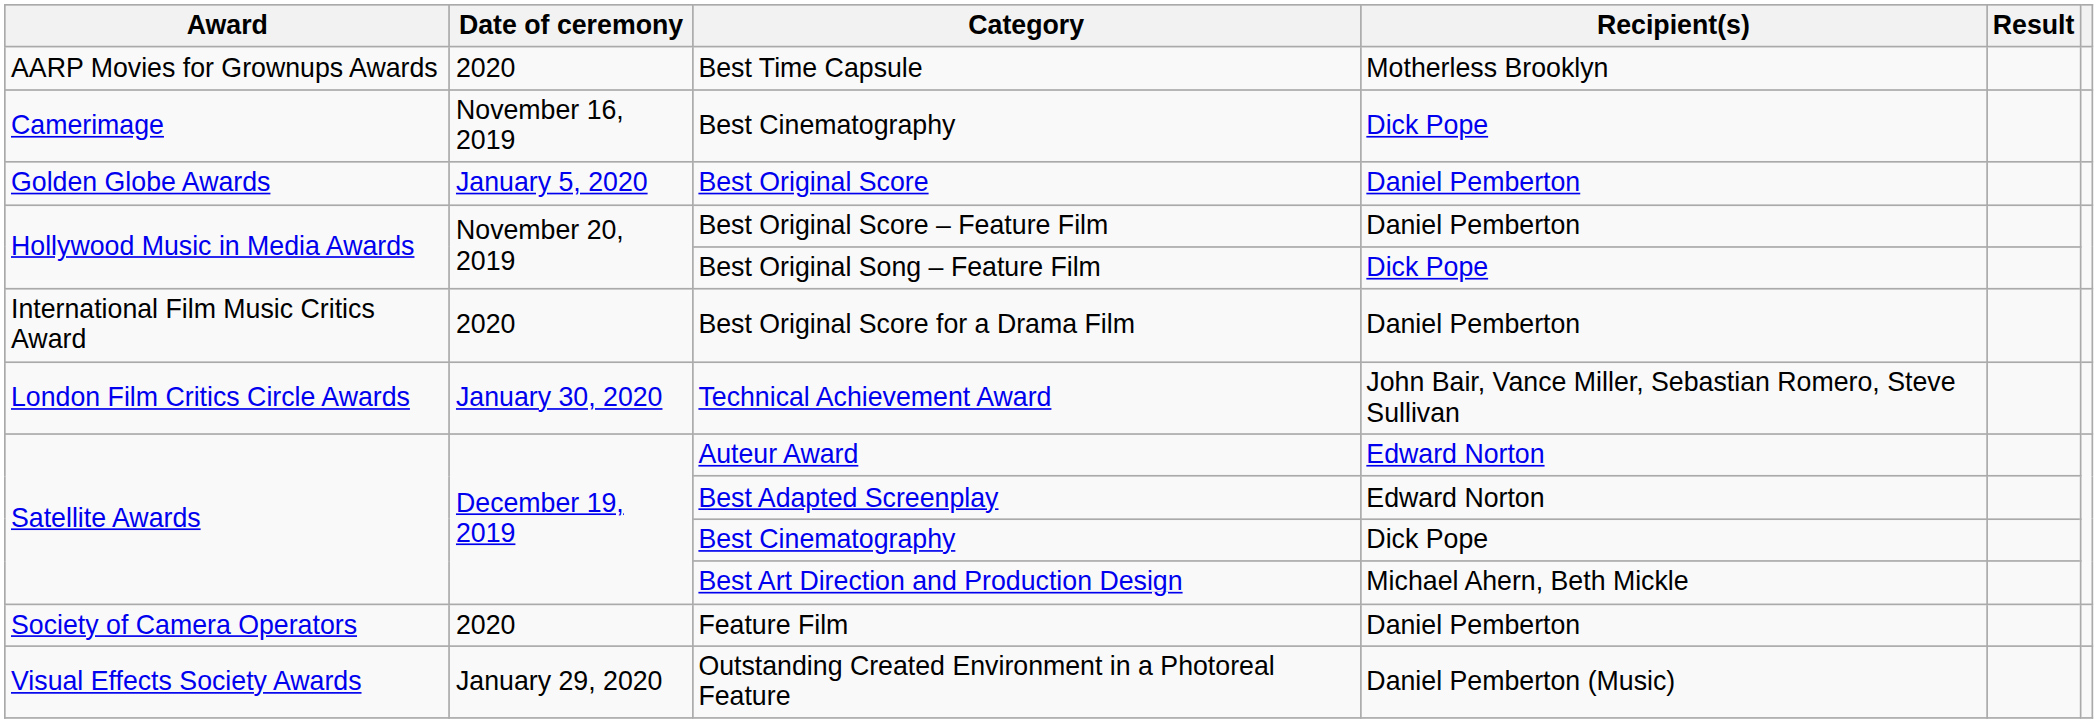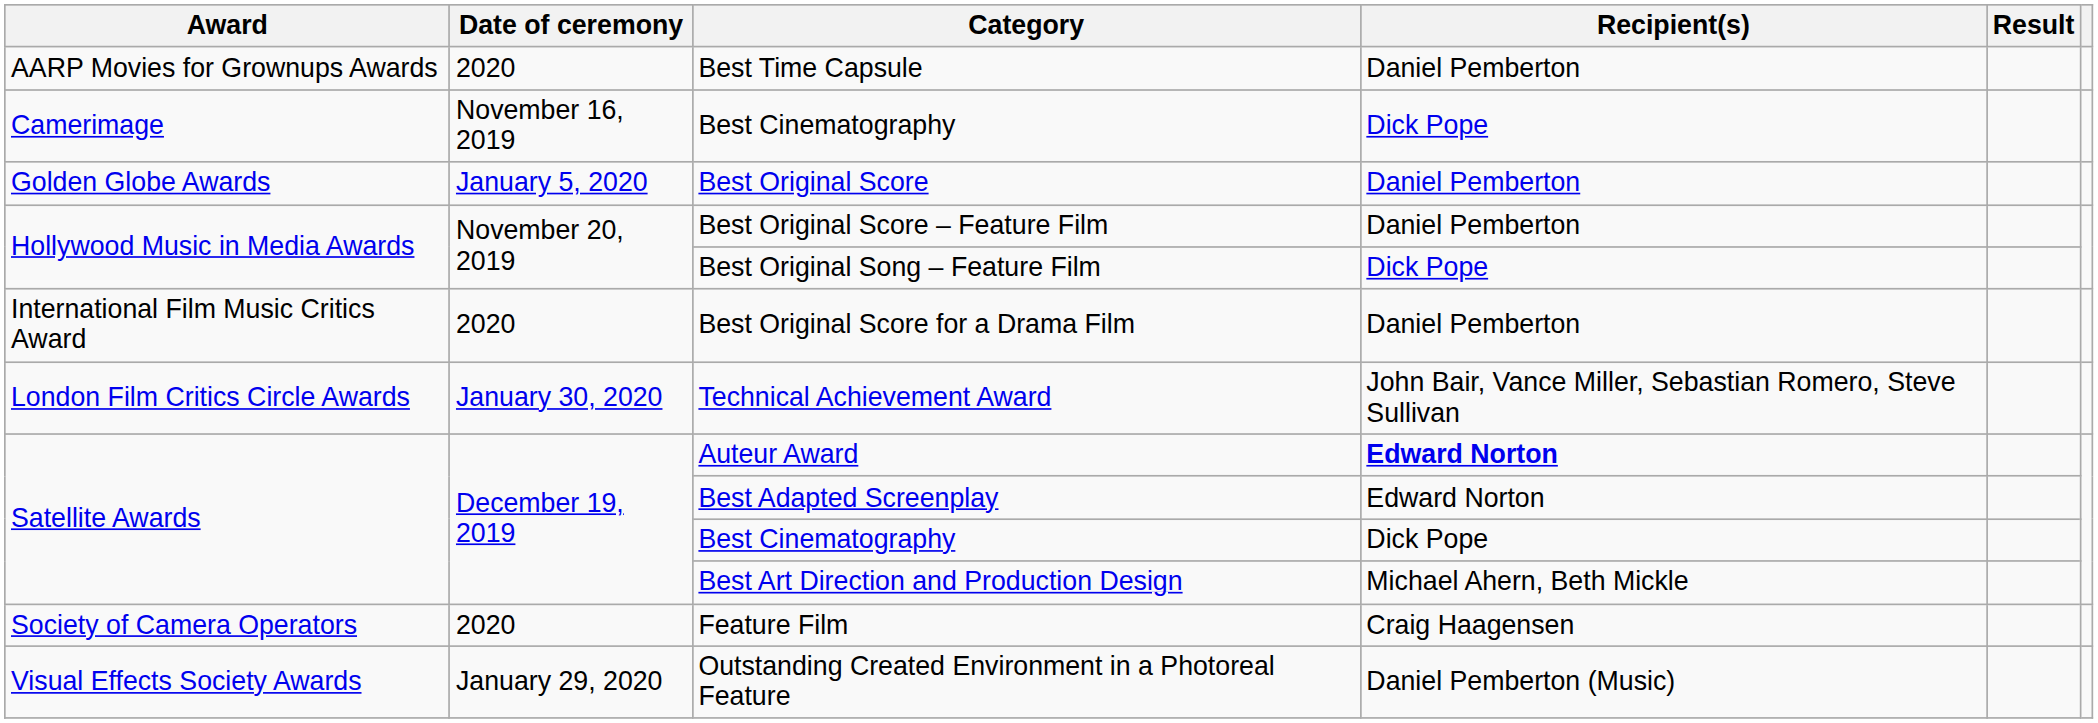(1487, 68) Motherless Brooklyn -> (1473, 68) Daniel Pemberton
(1455, 454) normal -> (1462, 454) bold
(1473, 624) Daniel Pemberton -> (1470, 624) Craig Haagensen
